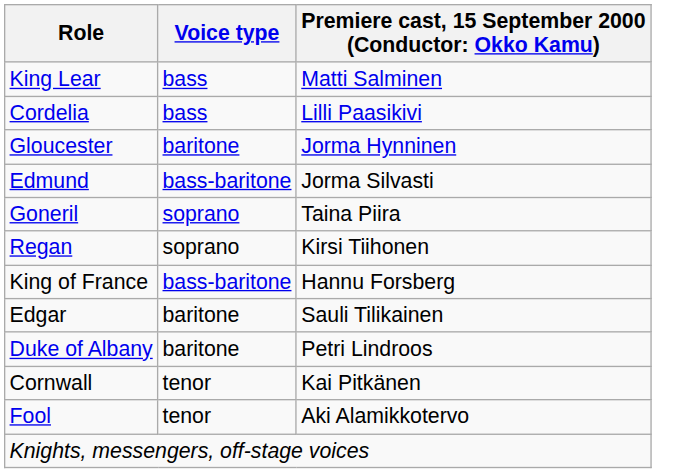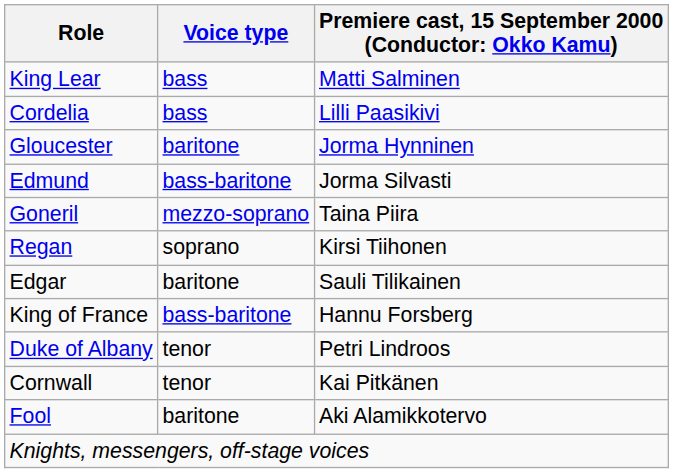(201, 214) soprano -> (236, 214) mezzo-soprano
rows swapped: (38, 315) <-> (79, 281)
(201, 349) baritone -> (187, 349) tenor
(187, 416) tenor -> (201, 416) baritone
